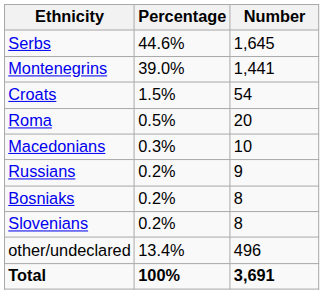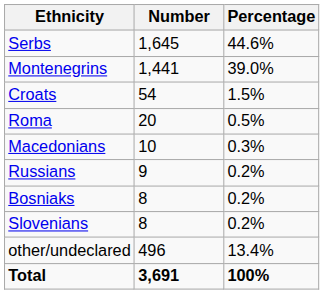columns swapped: (275, 17) <-> (182, 17)
